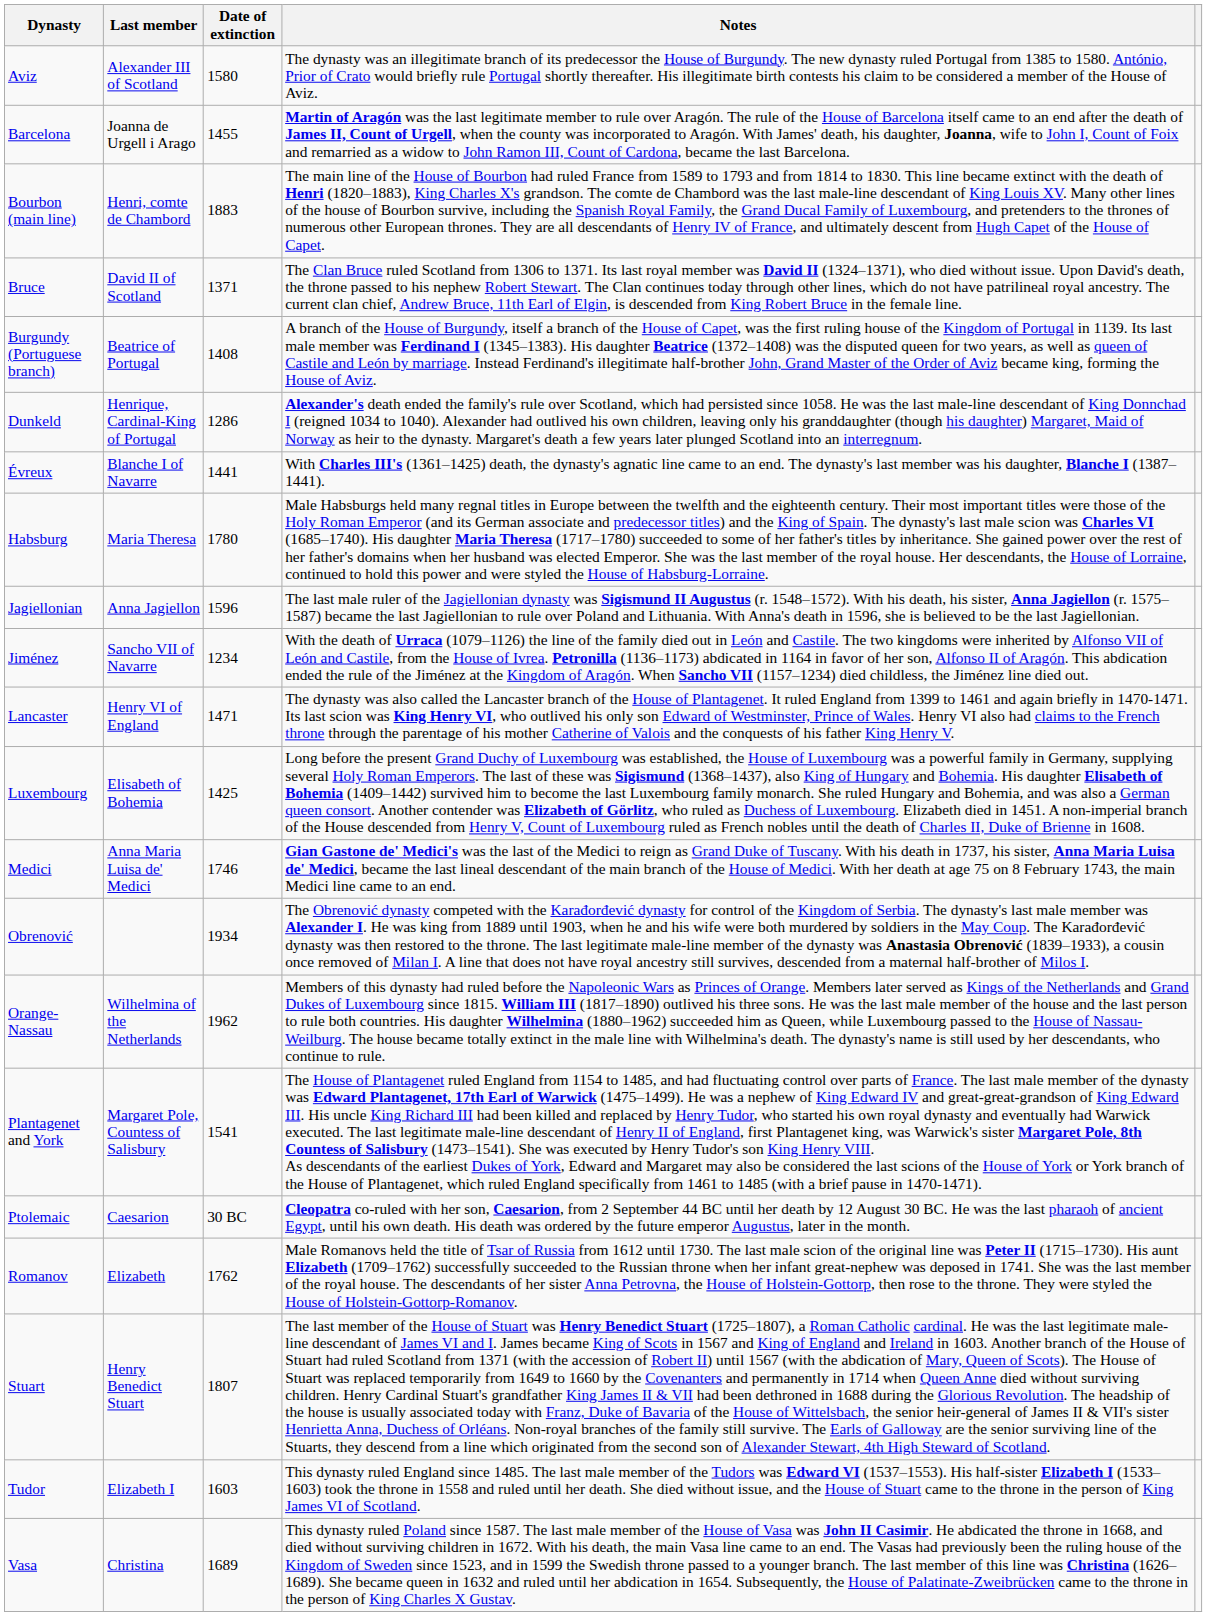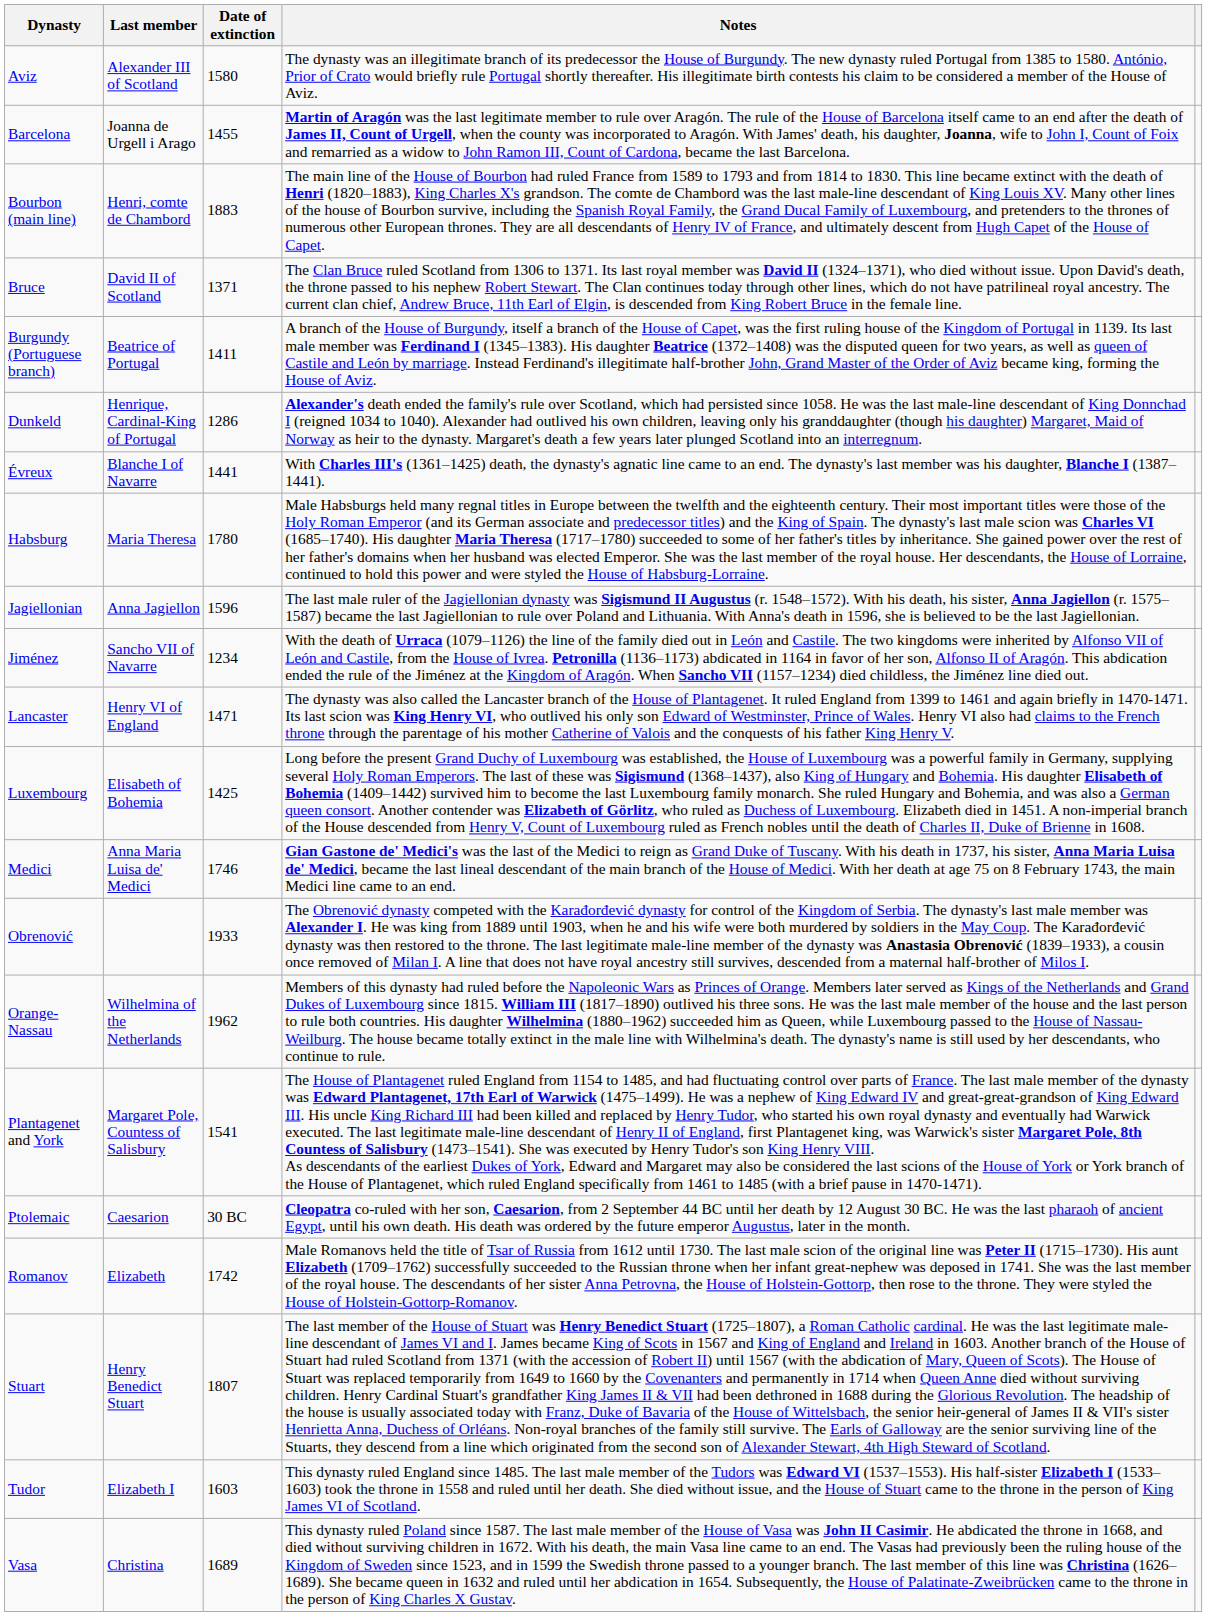(222, 354) 1408 -> (222, 354) 1411
(222, 936) 1934 -> (222, 936) 1933
(222, 1275) 1762 -> (222, 1275) 1742
